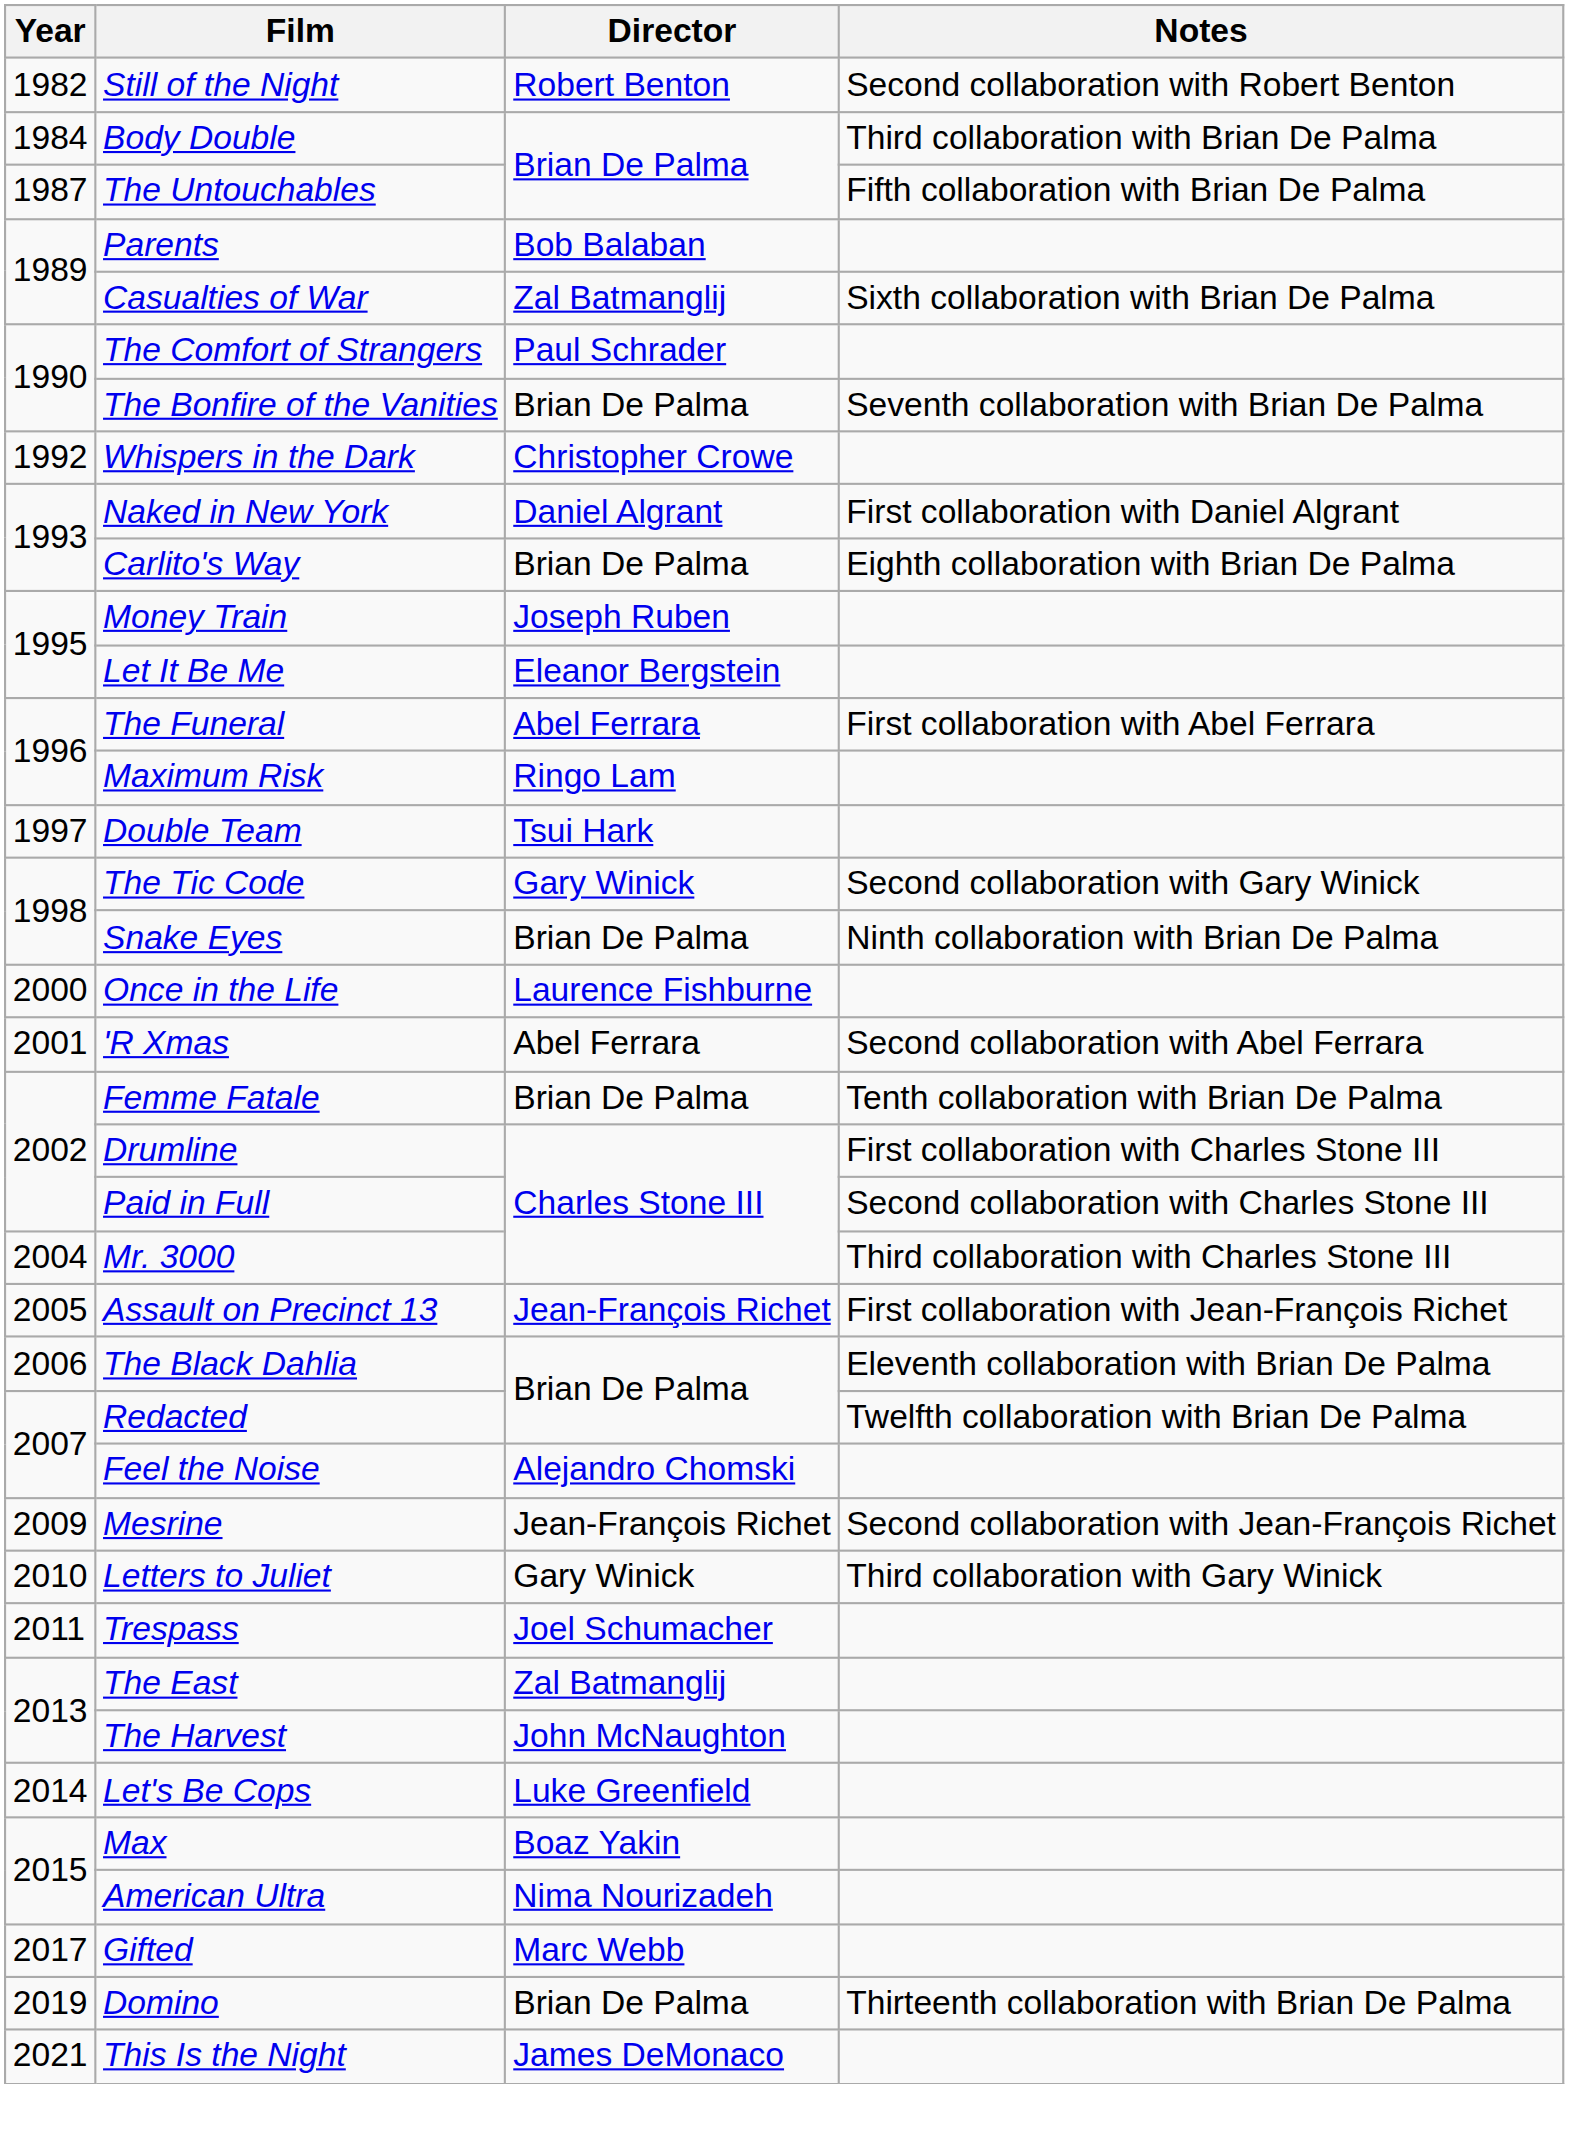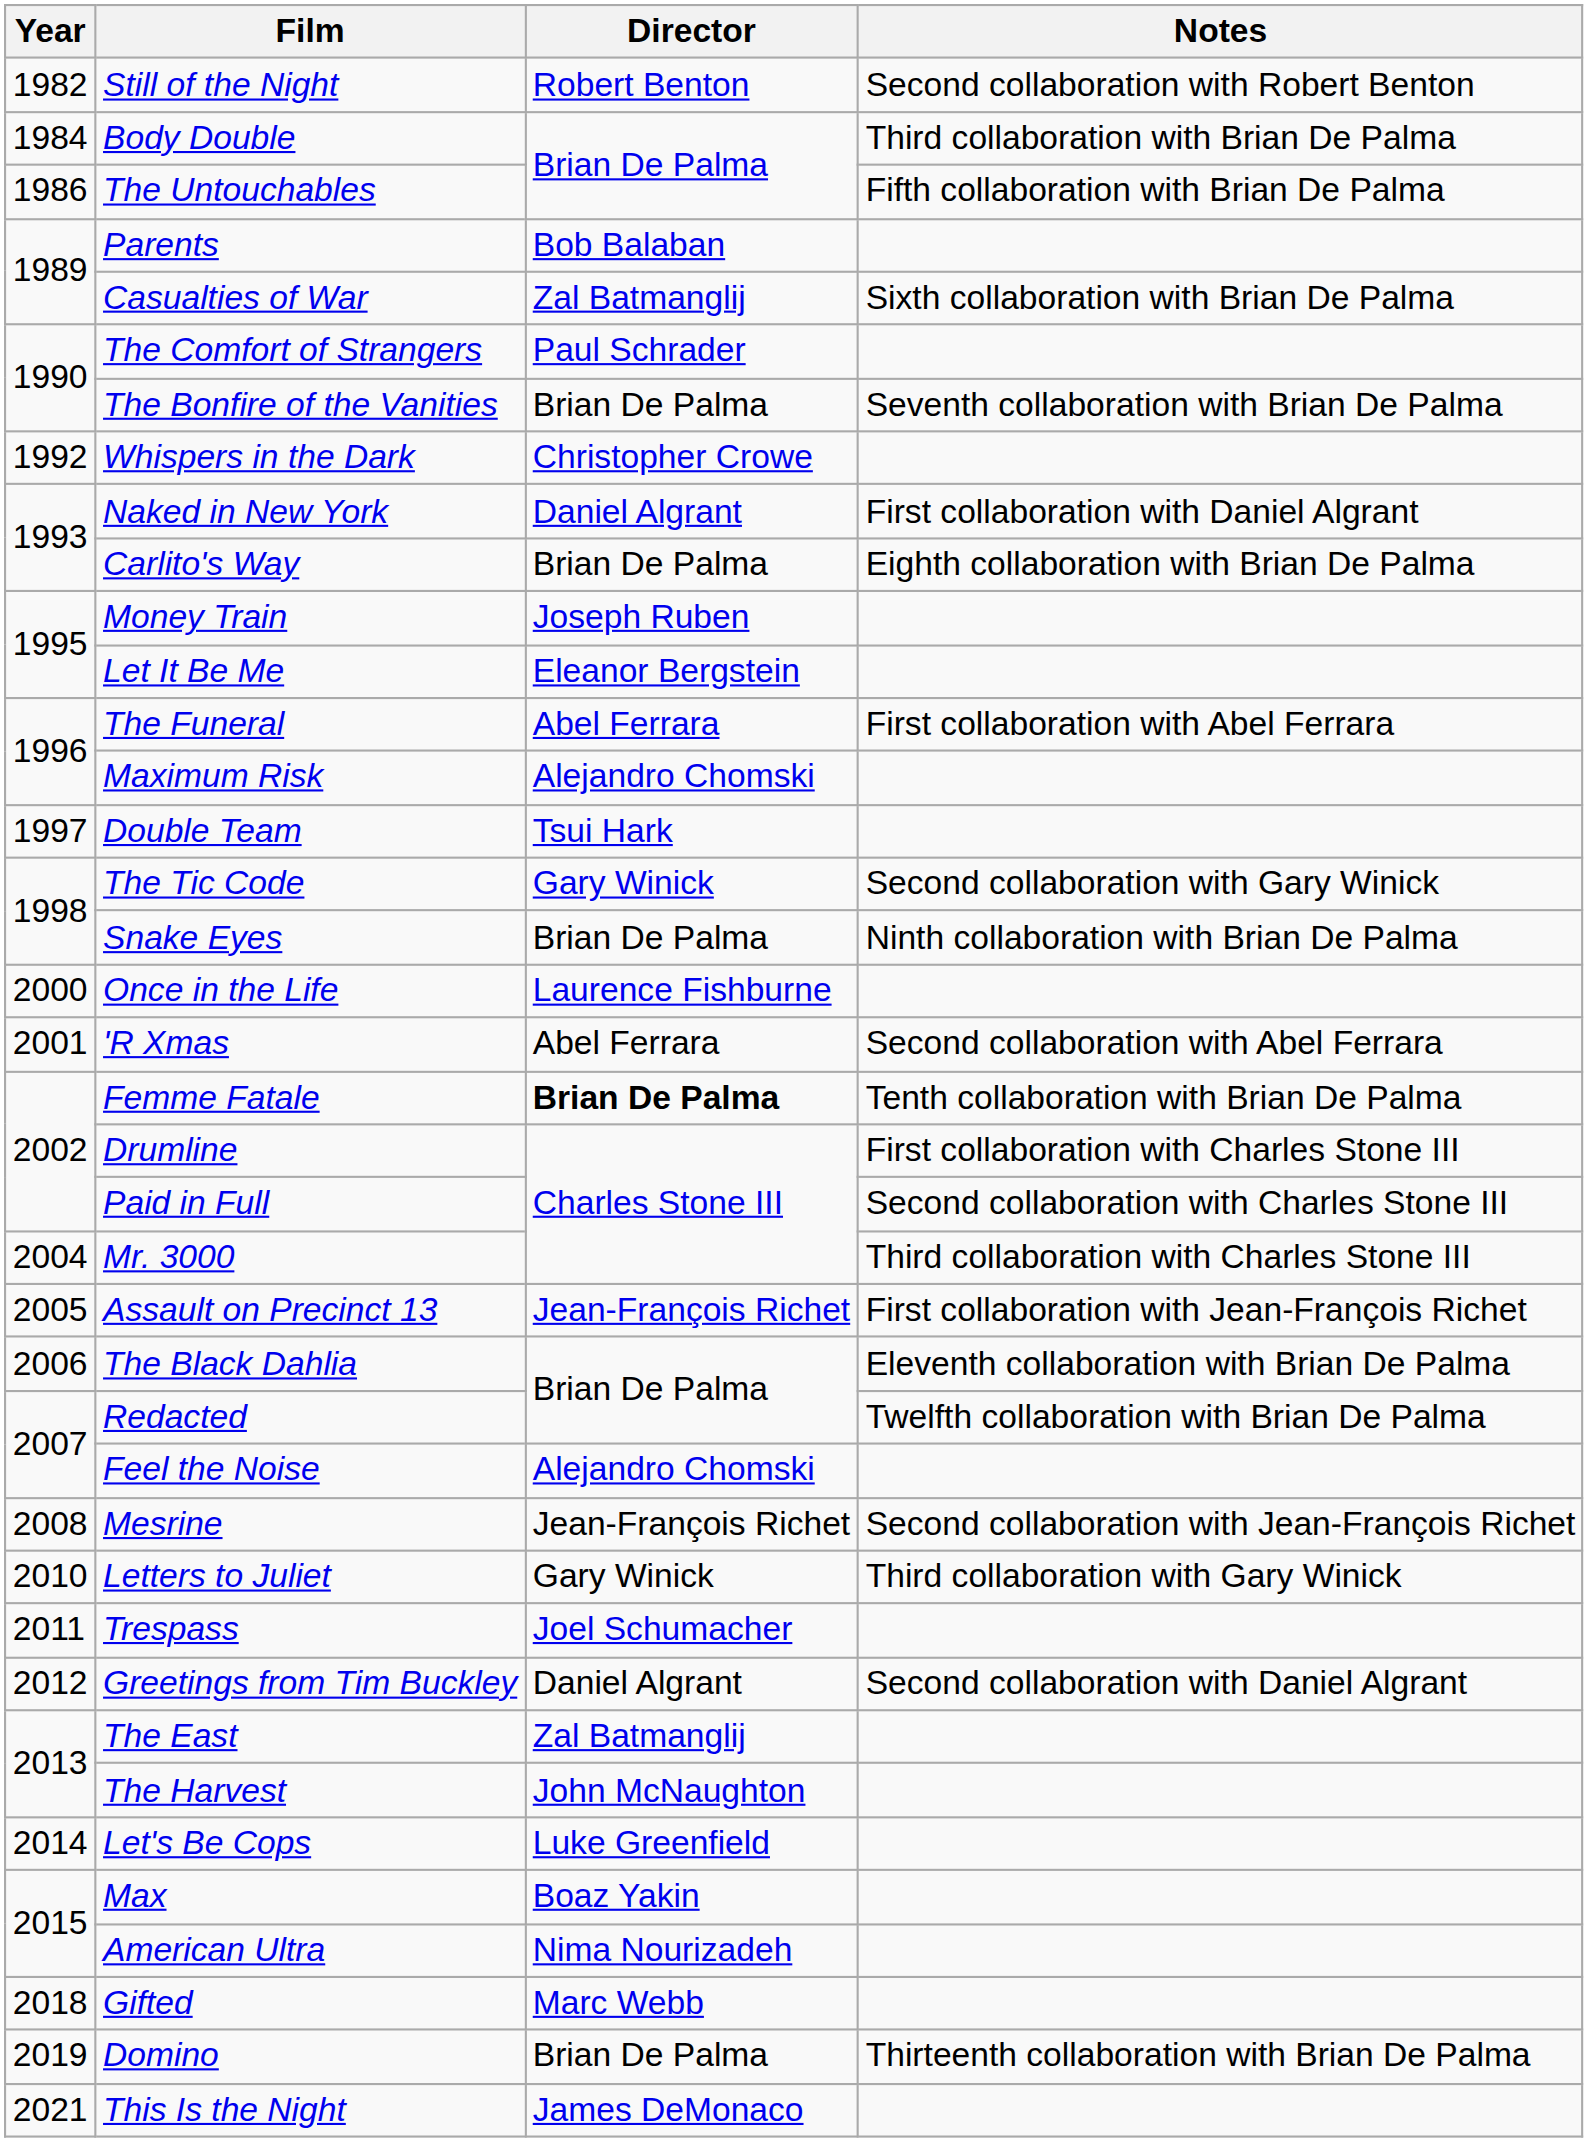(50, 191) 1987 -> (50, 191) 1986
(594, 777) Ringo Lam -> (674, 777) Alejandro Chomski
(631, 1096) normal -> (656, 1096) bold
(50, 1523) 2009 -> (50, 1523) 2008
+ row: (310, 1683)
(50, 1949) 2017 -> (50, 2002) 2018
